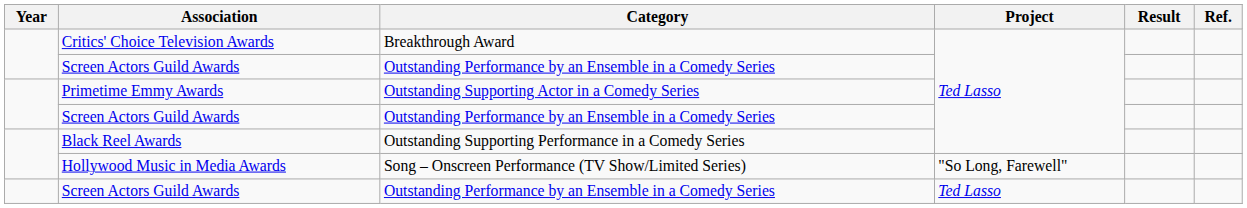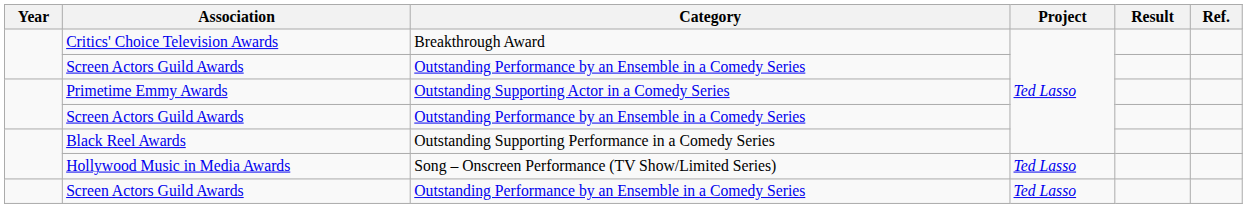(1003, 166) "So Long, Farewell" -> (1045, 166) Ted Lasso
